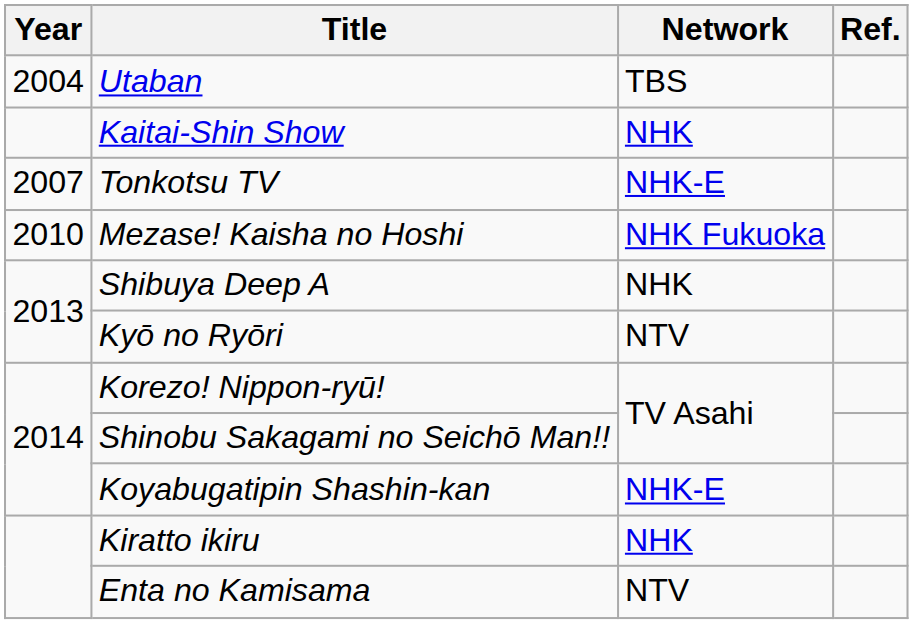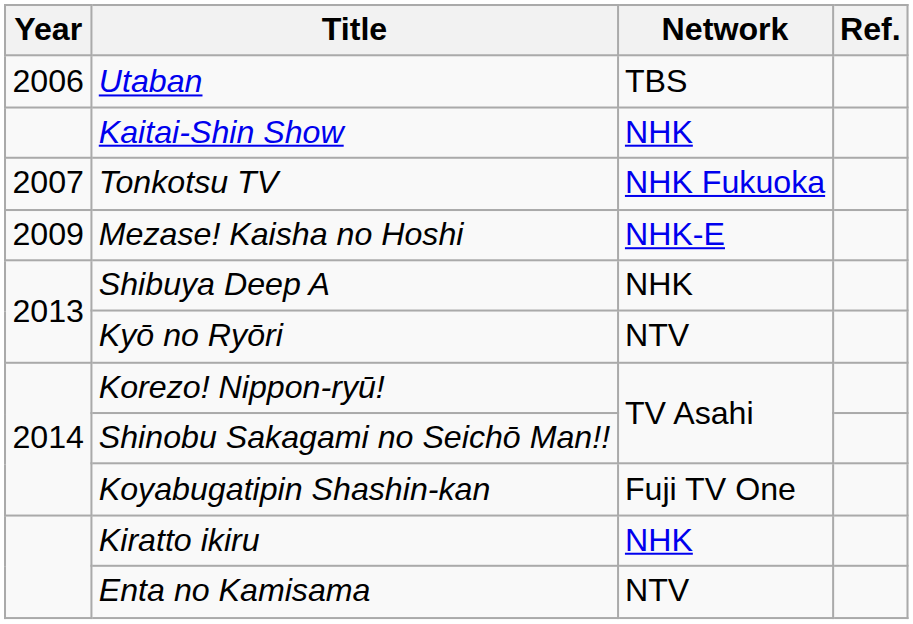(48, 81) 2004 -> (48, 81) 2006
(675, 183) NHK-E -> (725, 183) NHK Fukuoka
(48, 234) 2010 -> (48, 234) 2009
(725, 234) NHK Fukuoka -> (675, 234) NHK-E
(675, 489) NHK-E -> (710, 489) Fuji TV One
